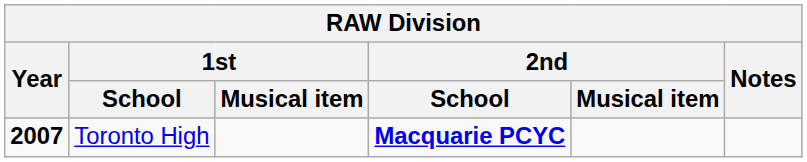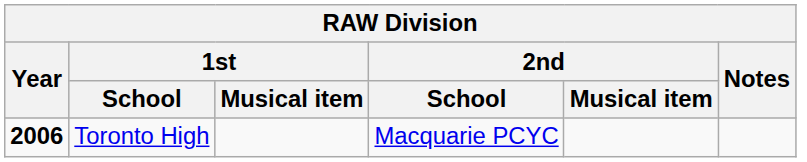(37, 136) 2007 -> (37, 136) 2006
(470, 136) bold -> (467, 136) normal
